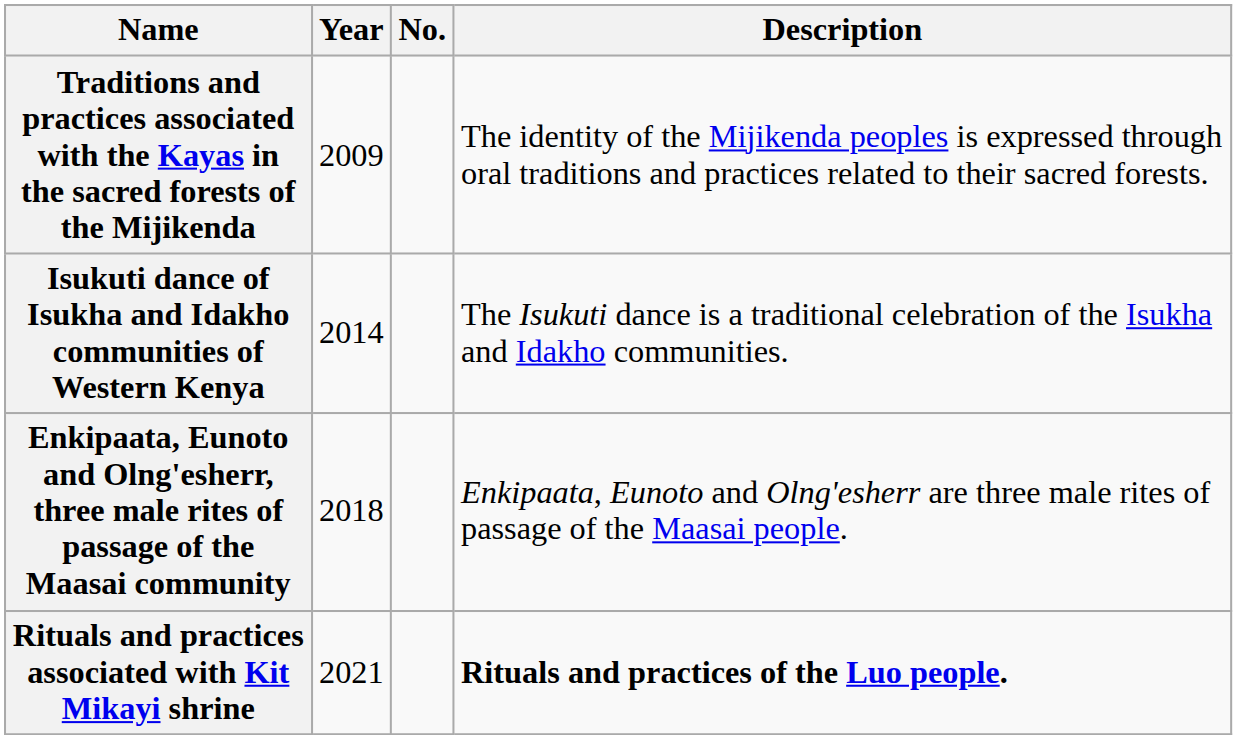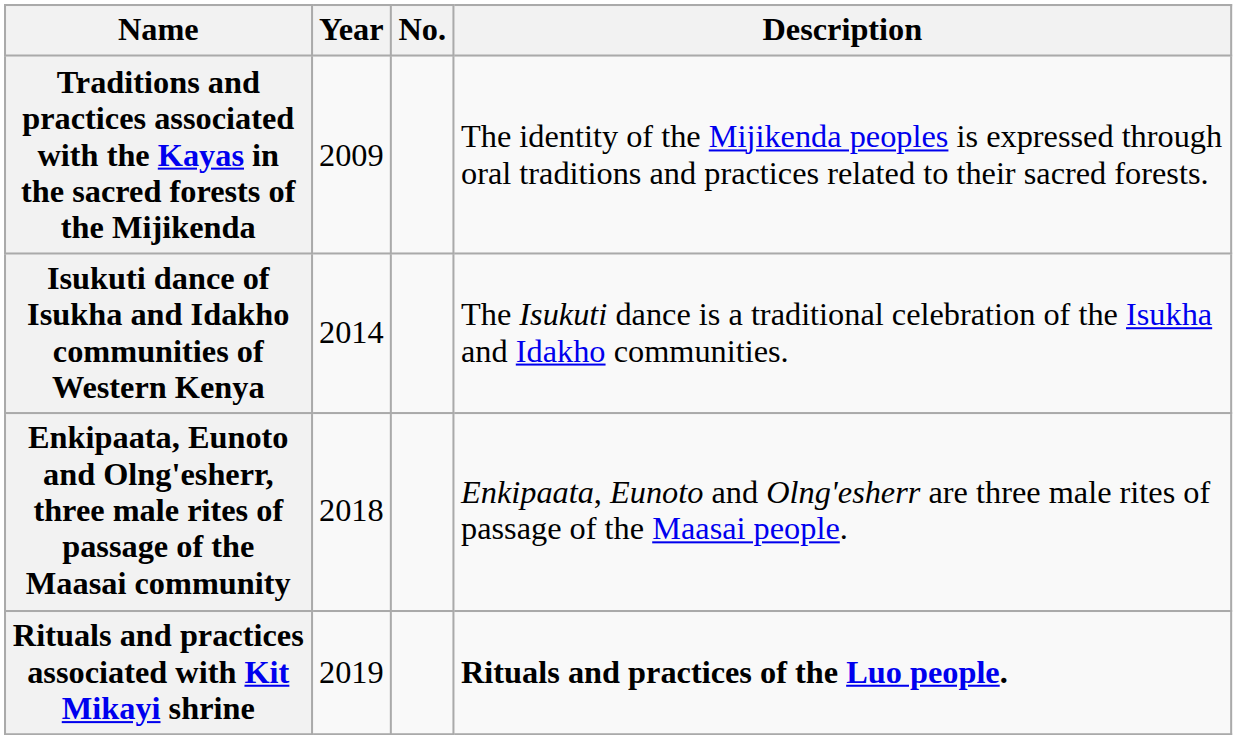(351, 671) 2021 -> (351, 671) 2019
